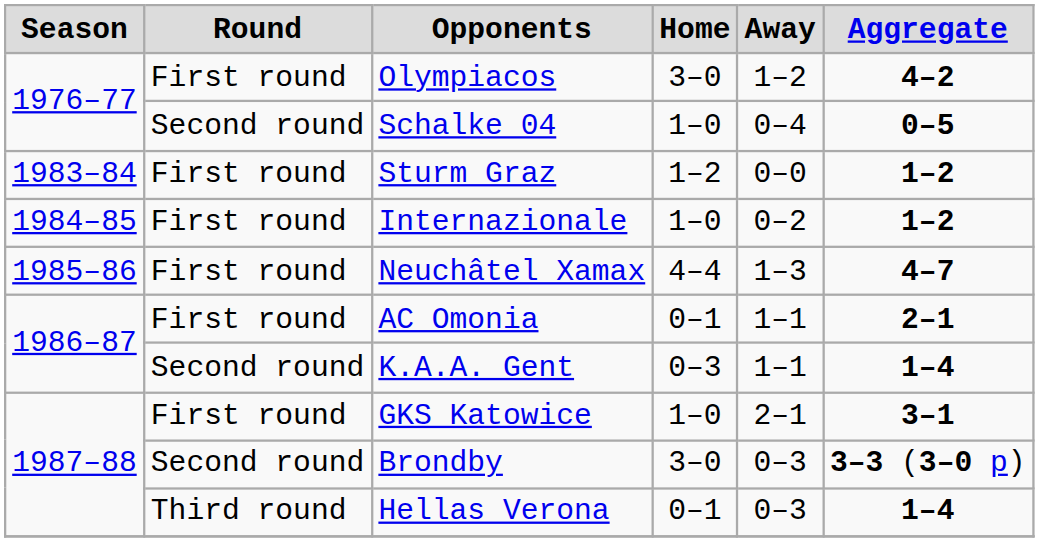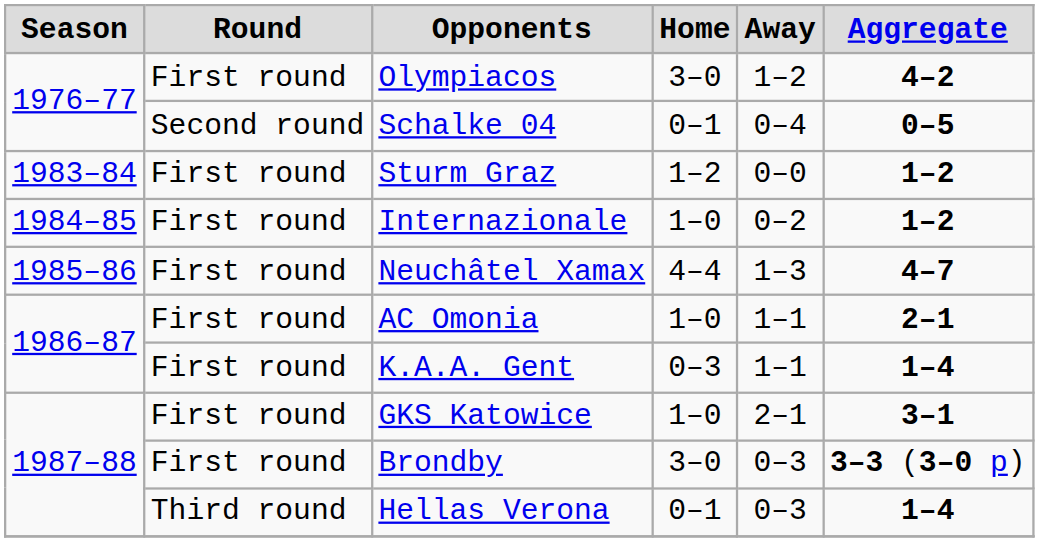(695, 126) 1–0 -> (695, 126) 0–1
(695, 319) 0–1 -> (695, 319) 1–0
(258, 367) Second round -> (249, 367) First round
(258, 464) Second round -> (249, 464) First round
